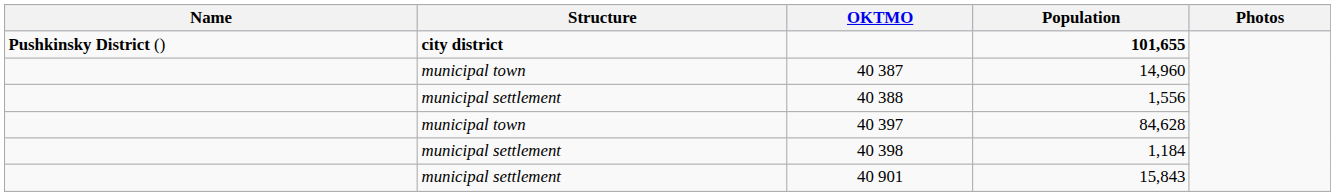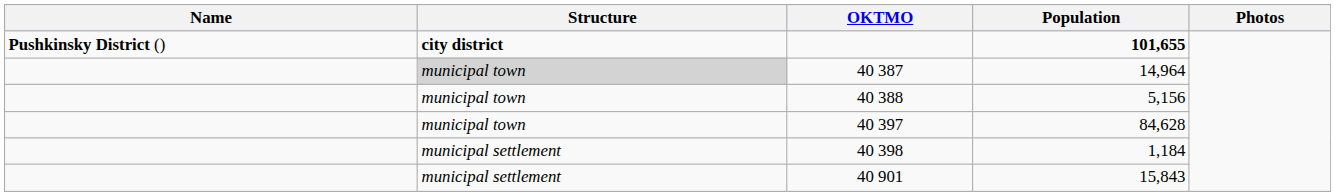(474, 71) no background -> (474, 71) lightgrey background
(1162, 71) 14,960 -> (1162, 71) 14,964
(491, 97) municipal settlement -> (474, 97) municipal town
(1167, 97) 1,556 -> (1167, 97) 5,156
